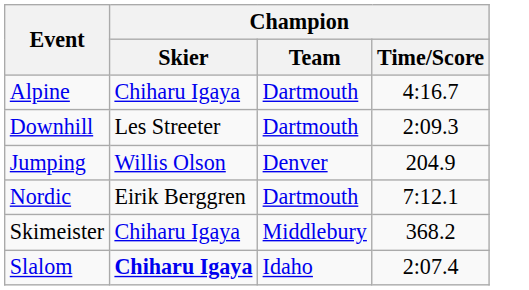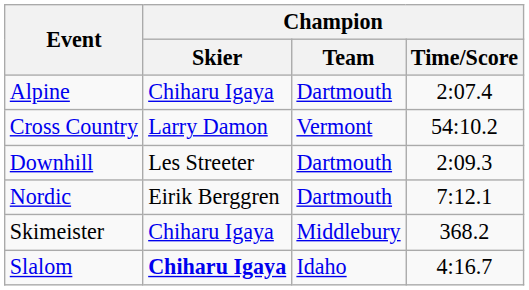(431, 92) 4:16.7 -> (464, 92) 2:07.4
+ row: (74, 127)
- row: (48, 162)
(431, 267) 2:07.4 -> (464, 267) 4:16.7
